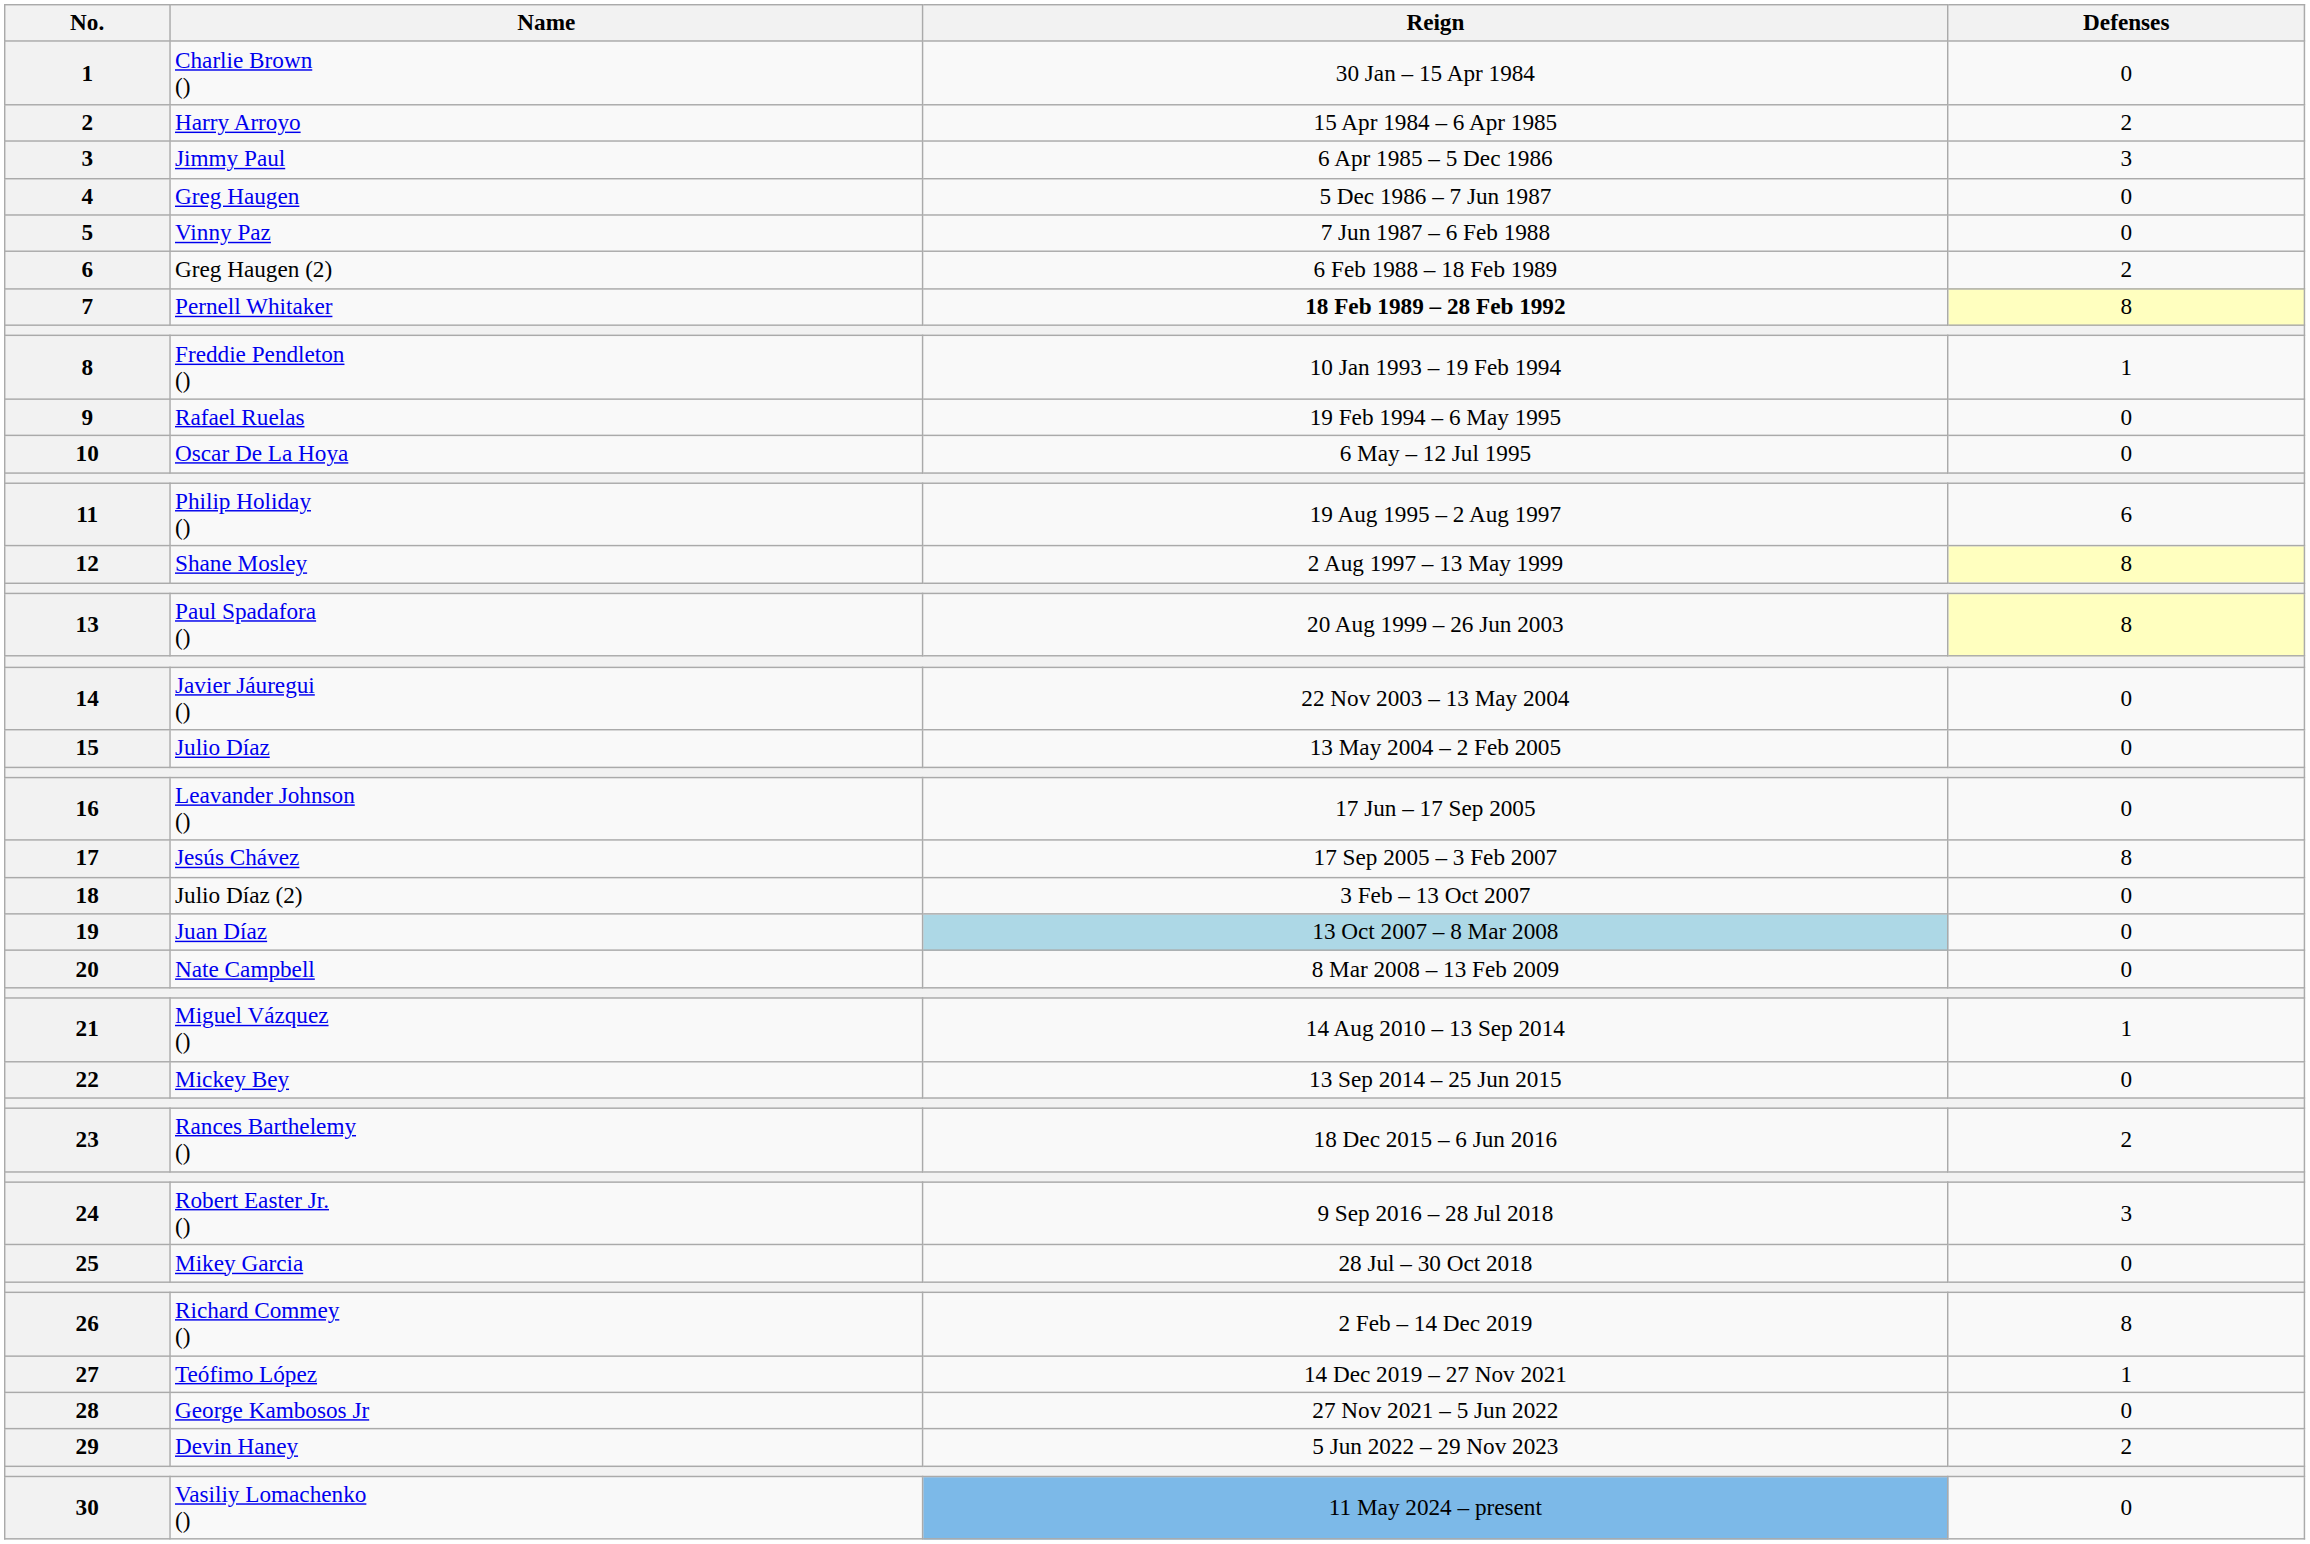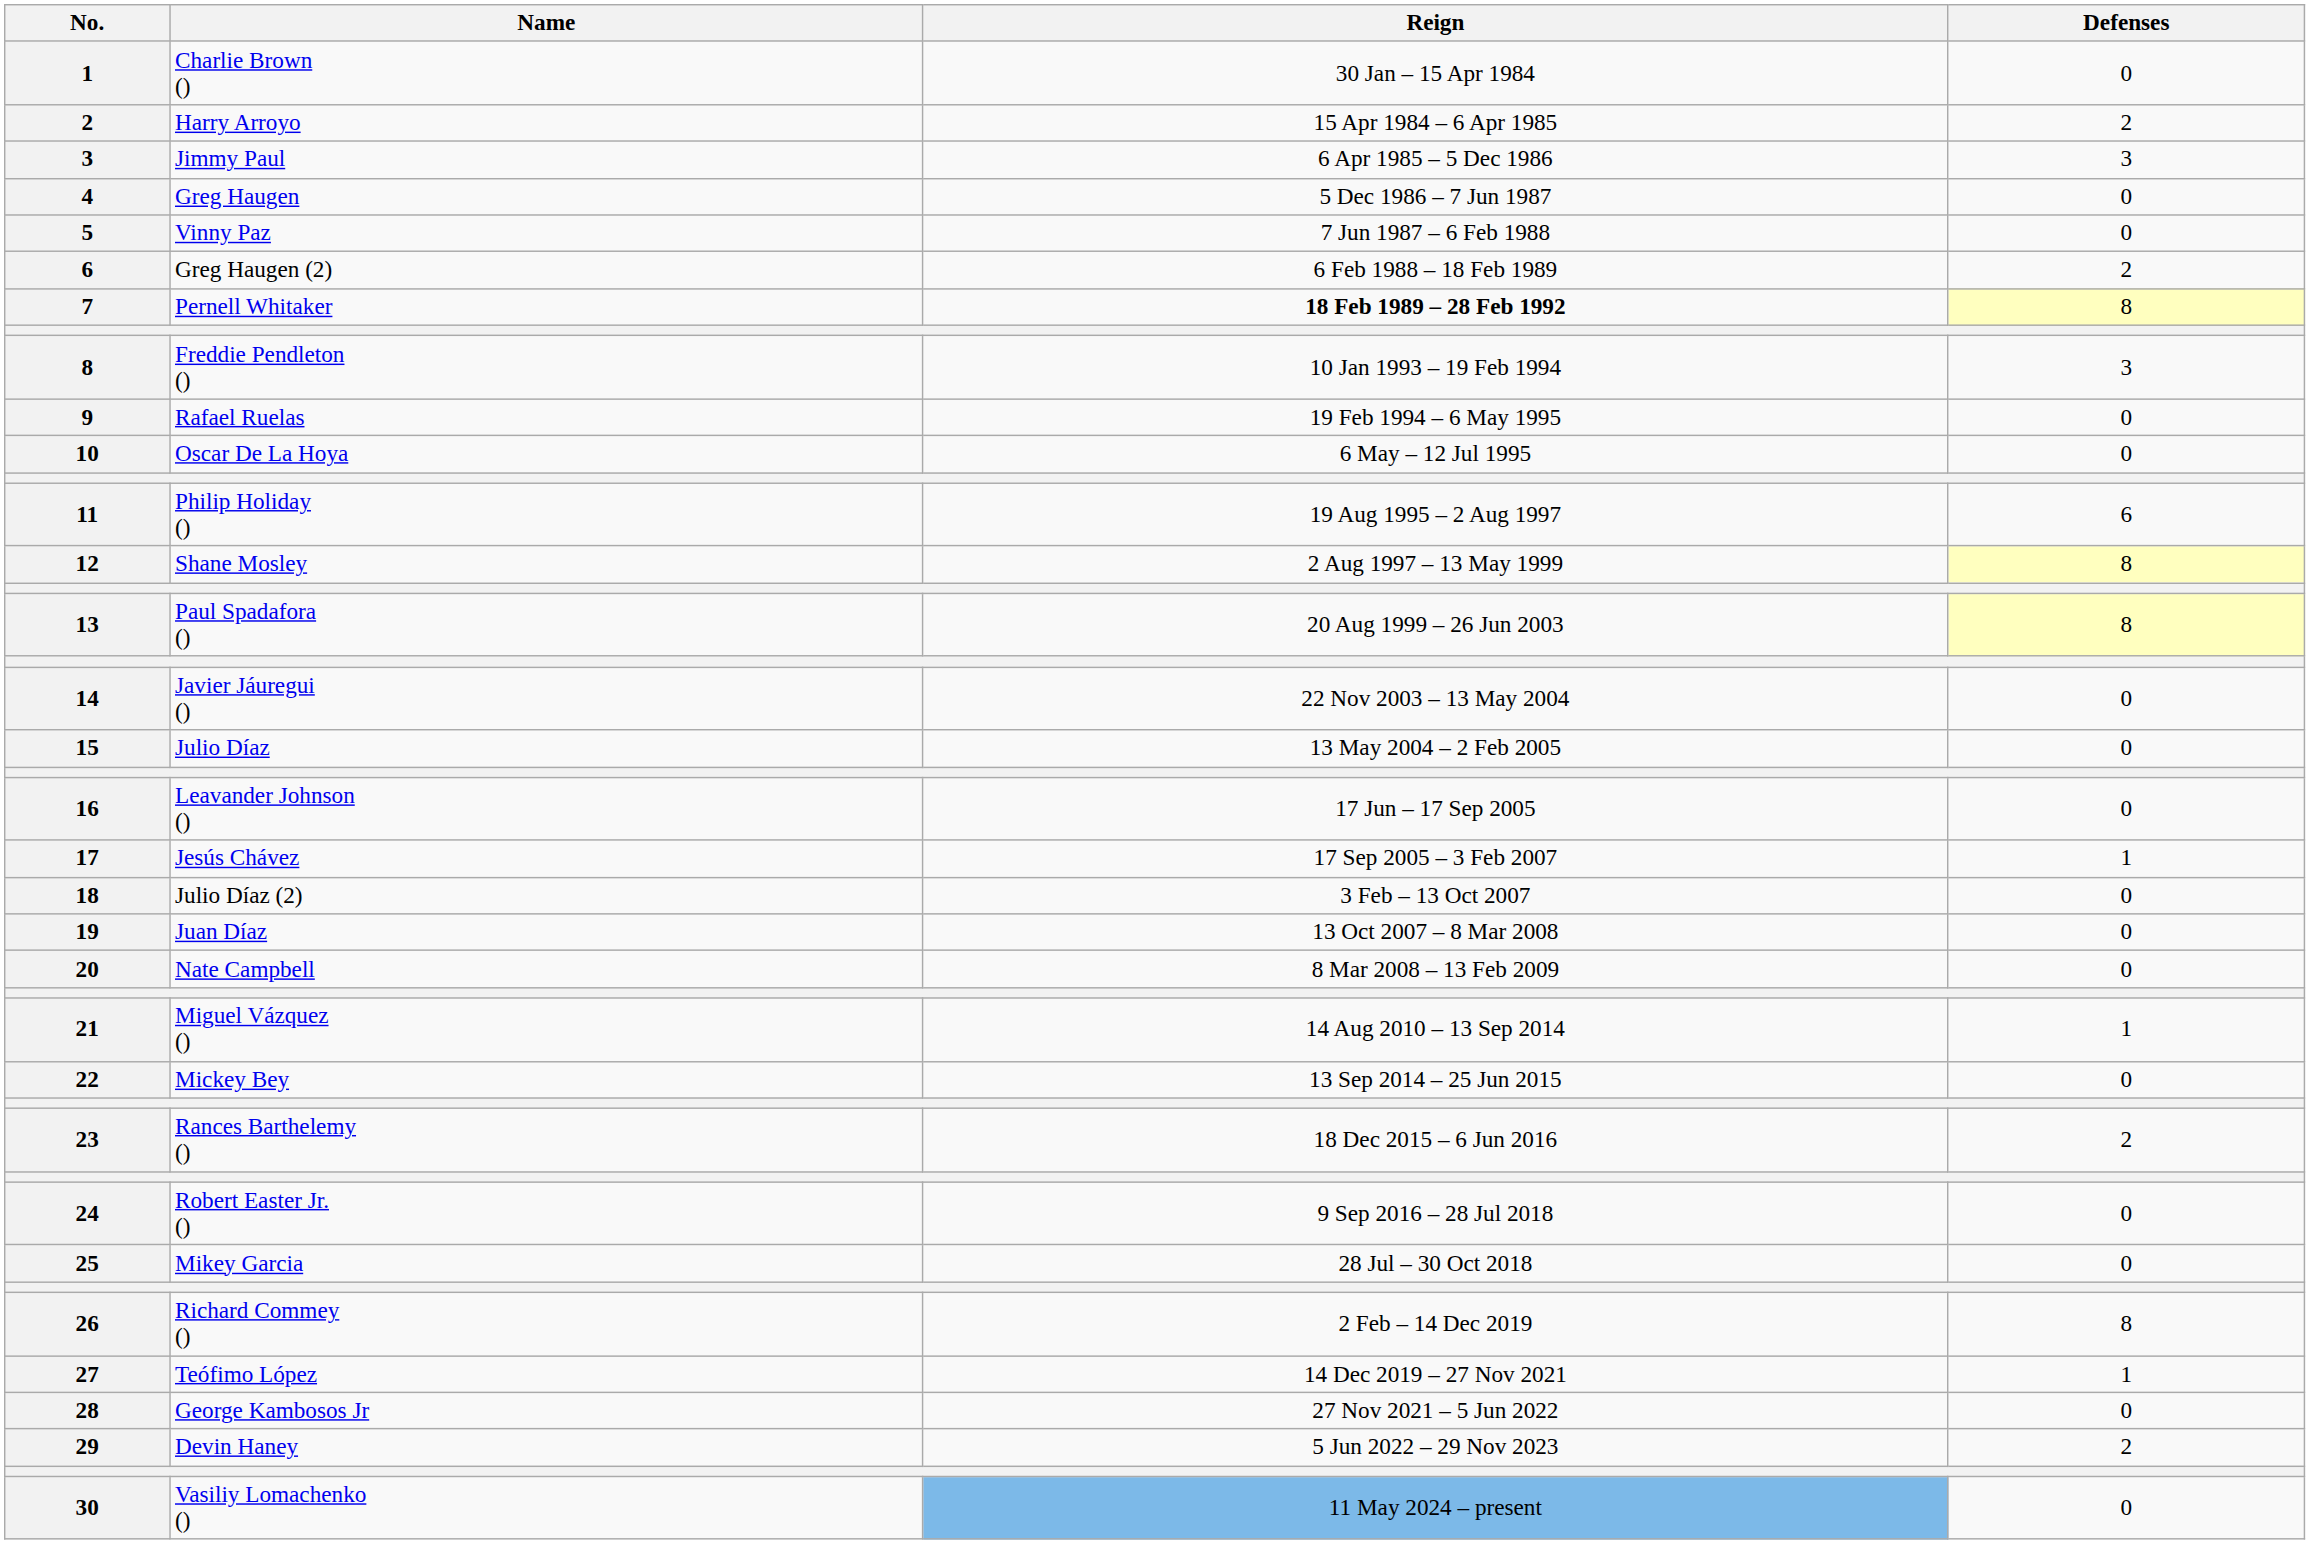(2126, 367) 1 -> (2126, 367) 3
(2126, 858) 8 -> (2126, 858) 1
(1435, 932) lightblue background -> (1435, 932) no background
(2126, 1213) 3 -> (2126, 1213) 0
